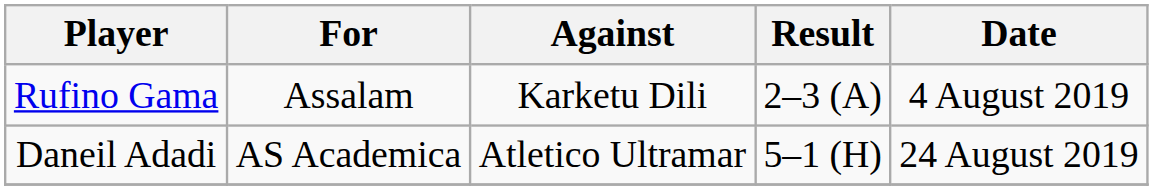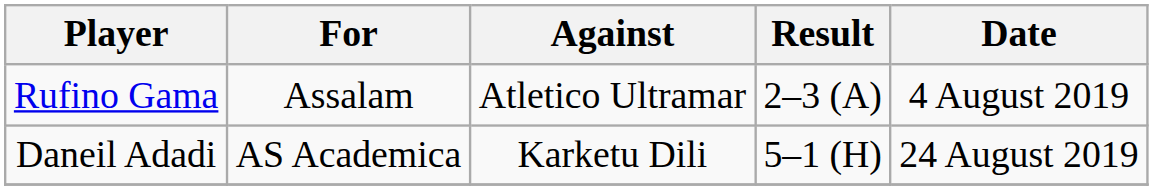(612, 94) Karketu Dili -> (612, 94) Atletico Ultramar
(612, 154) Atletico Ultramar -> (612, 154) Karketu Dili
